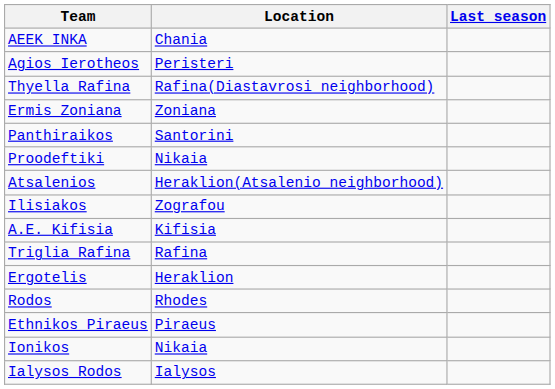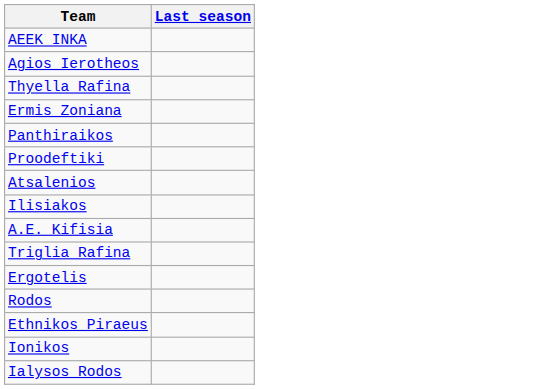- column: (299, 16)
